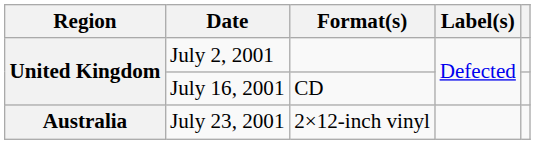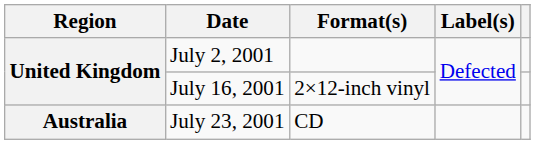(309, 88) CD -> (362, 88) 2×12-inch vinyl
(362, 121) 2×12-inch vinyl -> (309, 121) CD
